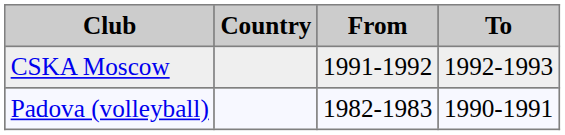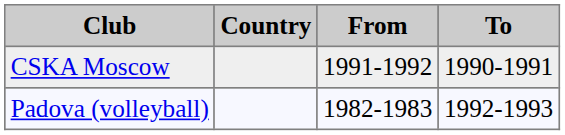(499, 66) 1992-1993 -> (499, 66) 1990-1991
(499, 108) 1990-1991 -> (499, 108) 1992-1993
